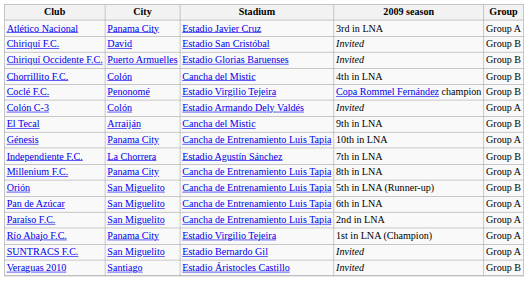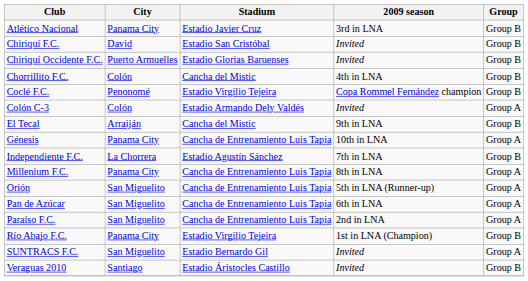(503, 28) Group A -> (503, 28) Group B
(503, 188) Group B -> (503, 188) Group A
(503, 236) Group A -> (503, 236) Group B
